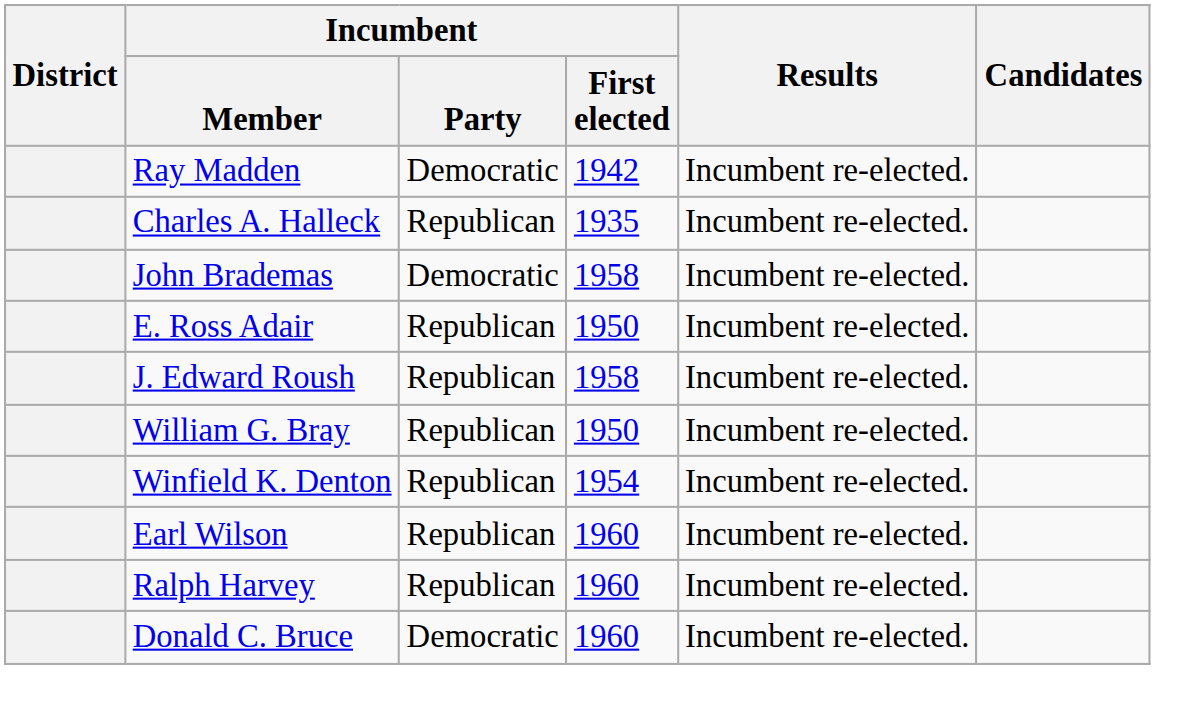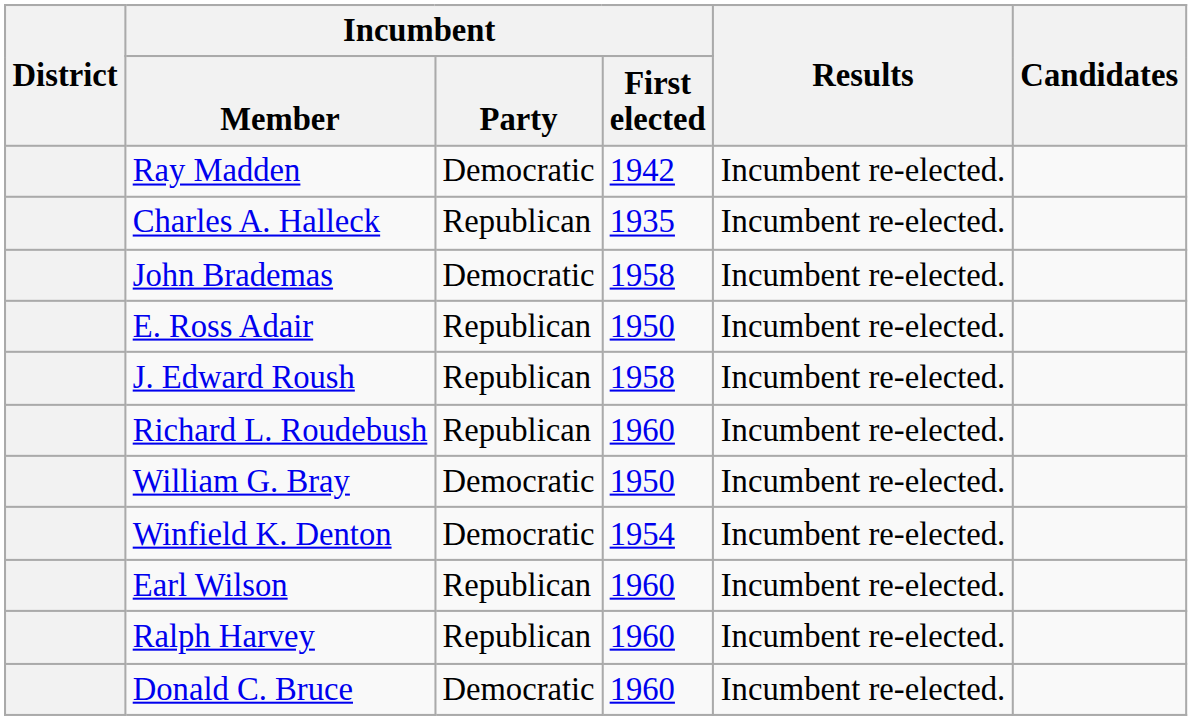+ row: (280, 429)
(481, 429) Republican -> (518, 481) Democratic
(481, 481) Republican -> (518, 532) Democratic
